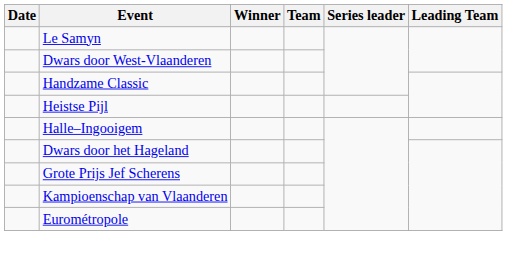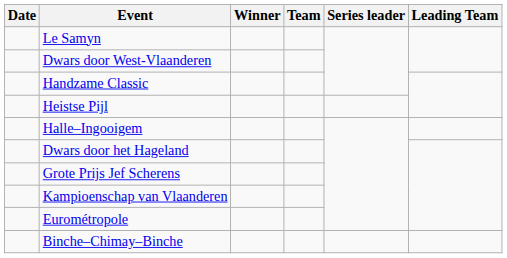+ row: (113, 241)
